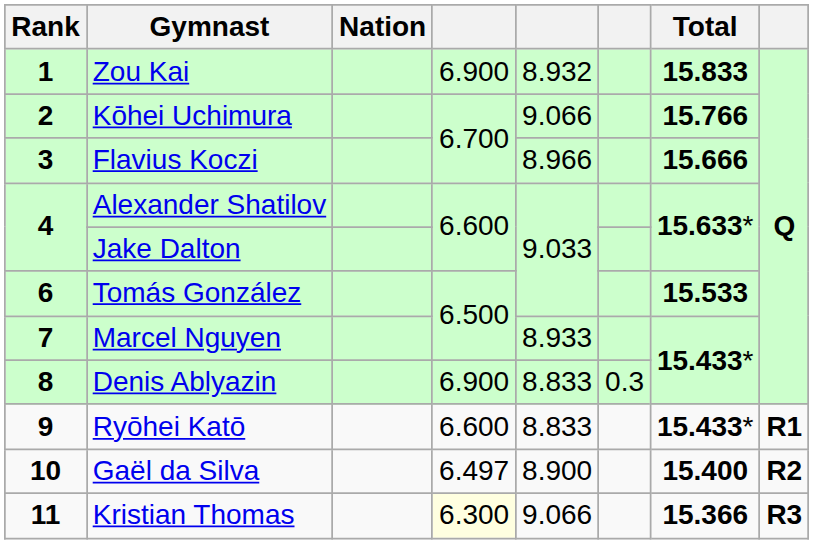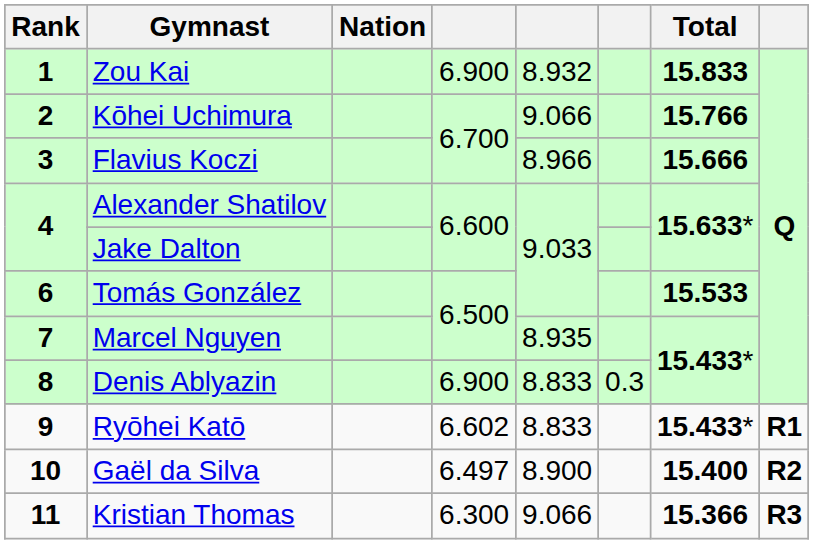(557, 337) 8.933 -> (557, 337) 8.935
(474, 426) 6.600 -> (474, 426) 6.602
(474, 515) lightyellow background -> (474, 515) no background
